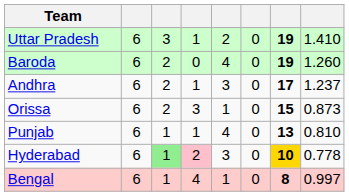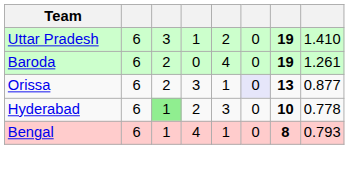(322, 62) 1.260 -> (322, 62) 1.261
- row: (32, 86)
(256, 109) no background -> (256, 86) lavender background
(285, 109) 15 -> (285, 86) 13
(322, 109) 0.873 -> (322, 86) 0.877
- row: (31, 132)
(196, 156) pink background -> (196, 109) no background
(285, 156) gold background -> (285, 109) no background
(322, 179) 0.997 -> (322, 132) 0.793
